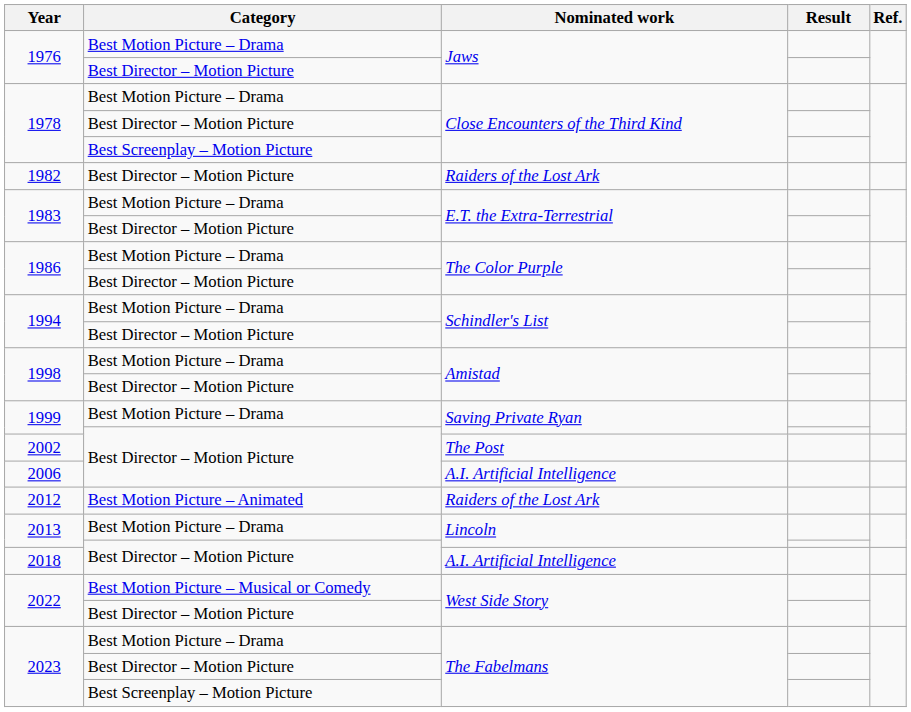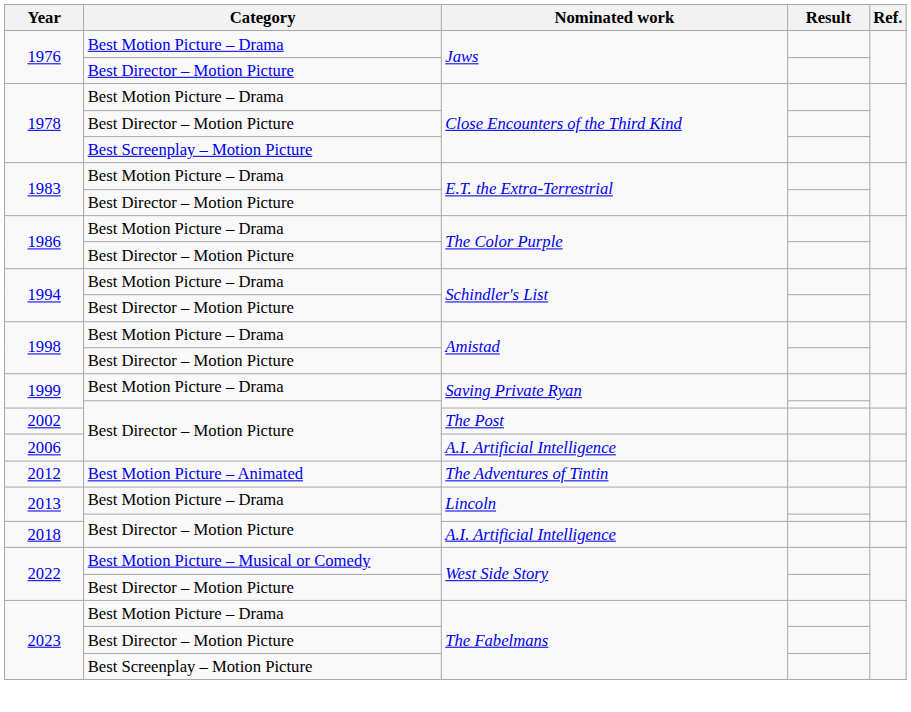- row: (44, 176)
(522, 500) Raiders of the Lost Ark -> (527, 473) The Adventures of Tintin
